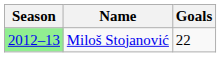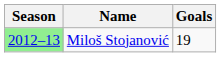(183, 39) 22 -> (183, 39) 19
